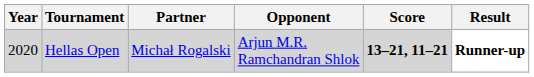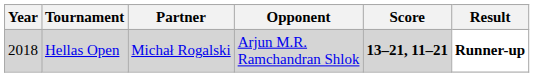(23, 50) 2020 -> (23, 50) 2018
